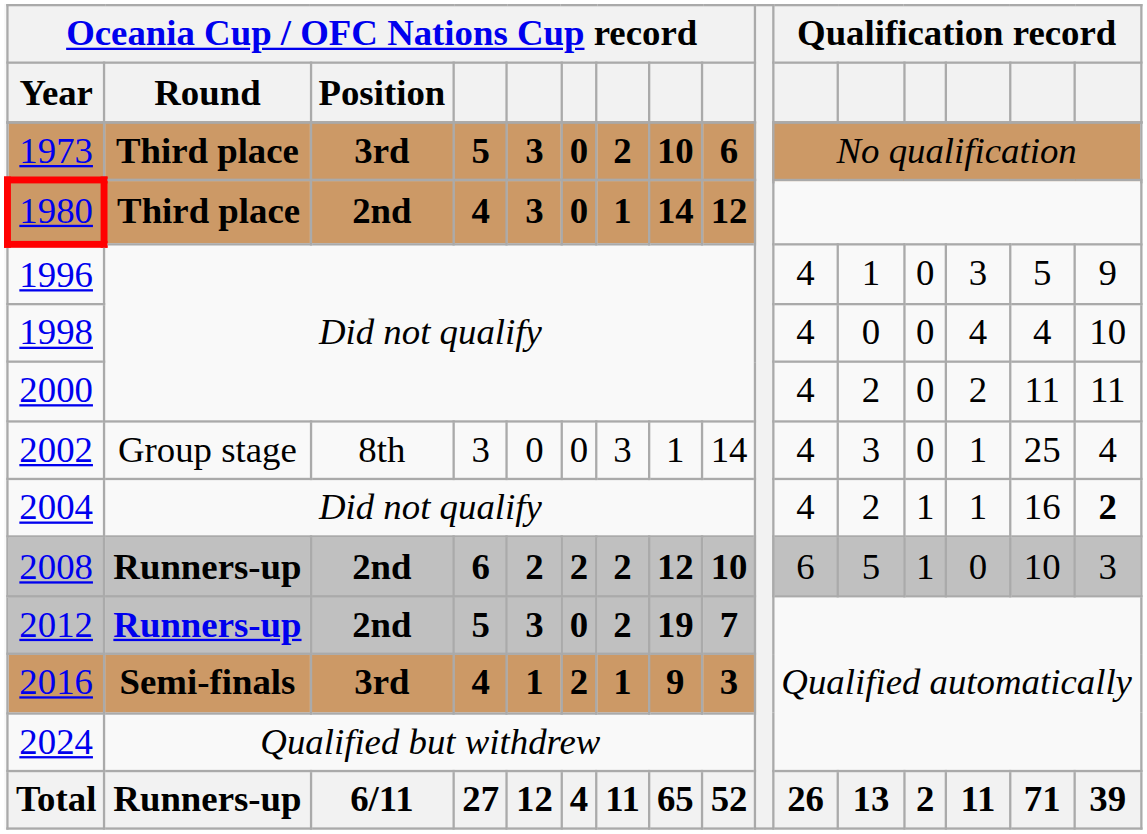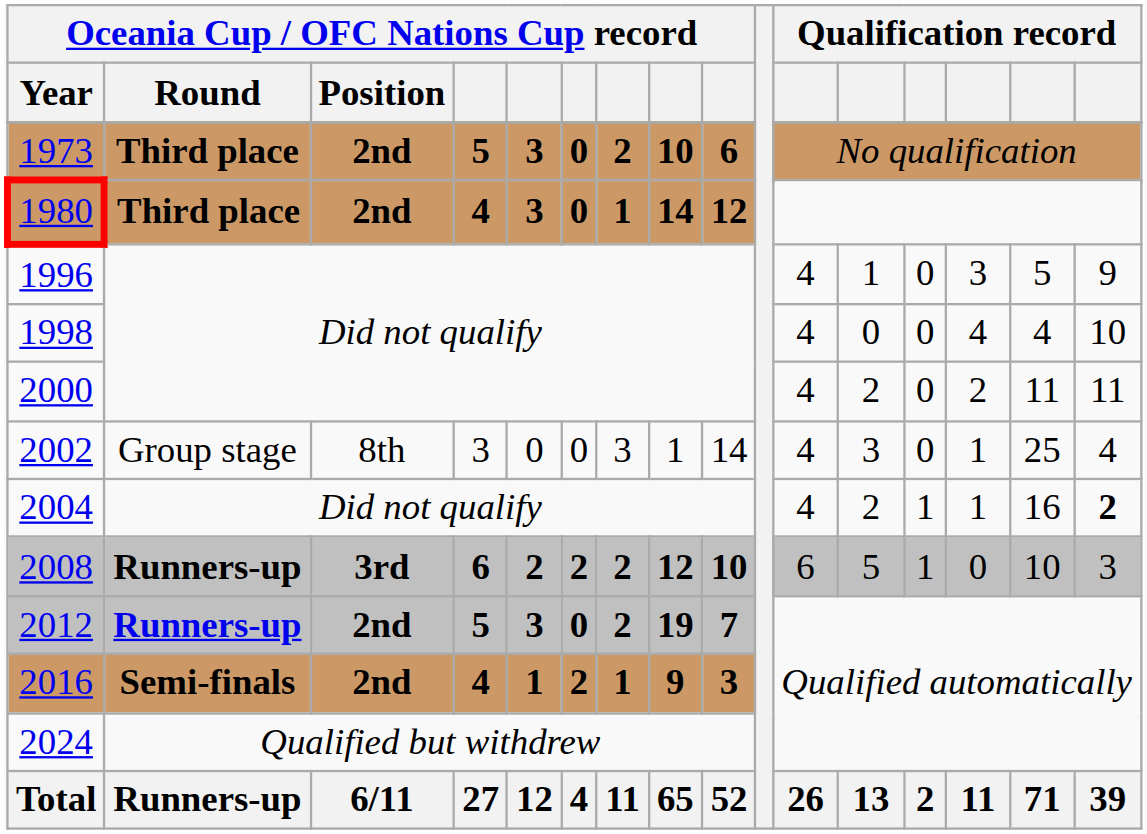(382, 150) 3rd -> (382, 150) 2nd
(382, 565) 2nd -> (382, 565) 3rd
(382, 682) 3rd -> (382, 682) 2nd
